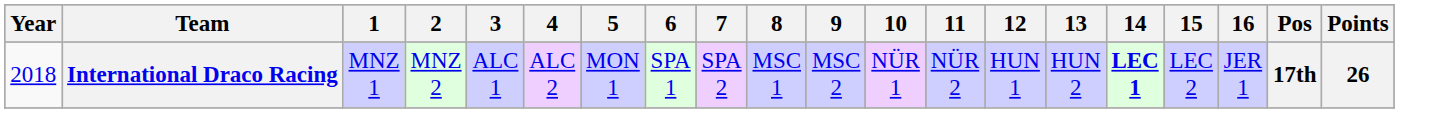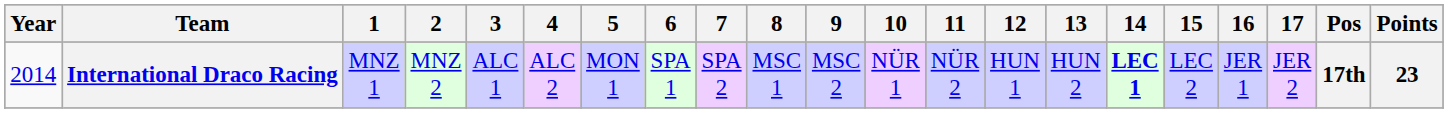+ column: (1292, 23)
(33, 74) 2018 -> (33, 74) 2014
(1358, 74) 26 -> (1407, 74) 23
